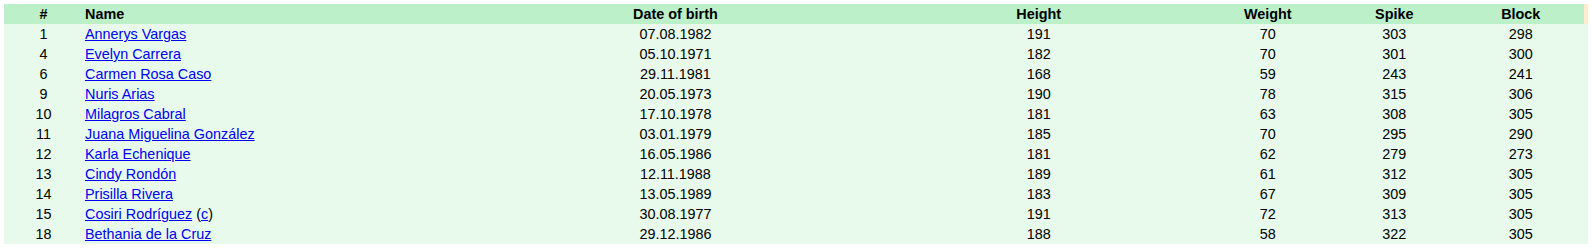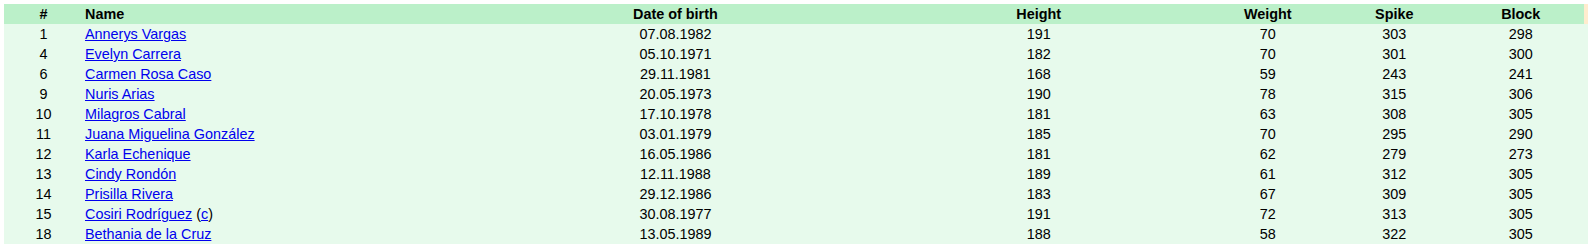(675, 194) 13.05.1989 -> (675, 194) 29.12.1986
(675, 234) 29.12.1986 -> (675, 234) 13.05.1989
